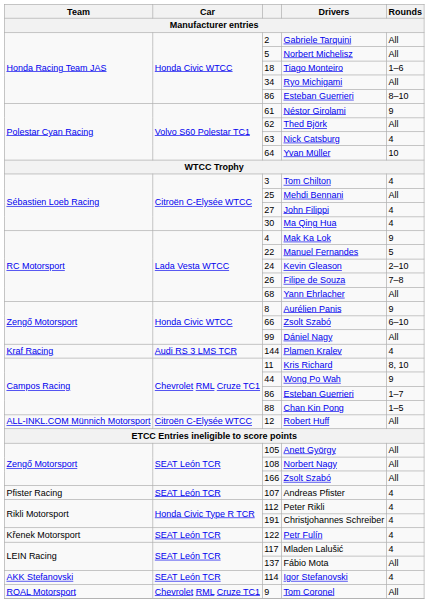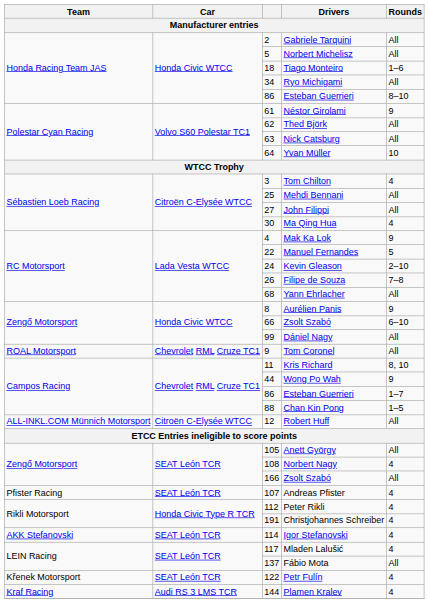(391, 138) 4 -> (393, 138) All
(391, 209) 4 -> (393, 209) All
rows swapped: (207, 591) <-> (196, 351)
(393, 464) All -> (391, 464) 4
rows swapped: (188, 577) <-> (188, 535)
